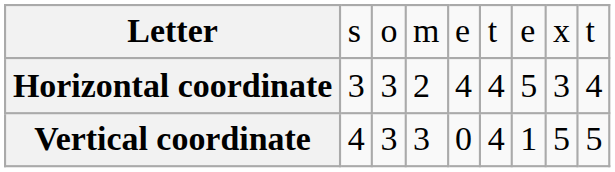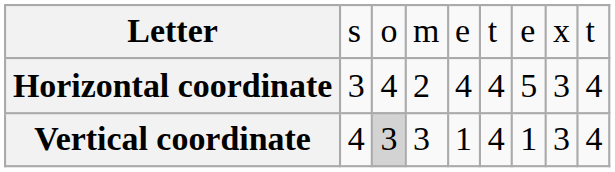(389, 85) 3 -> (389, 85) 4
(389, 138) no background -> (389, 138) lightgrey background
(464, 138) 0 -> (464, 138) 1
(561, 138) 5 -> (561, 138) 3
(594, 138) 5 -> (594, 138) 4
